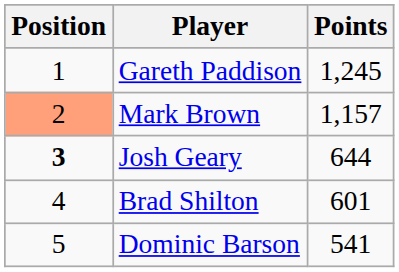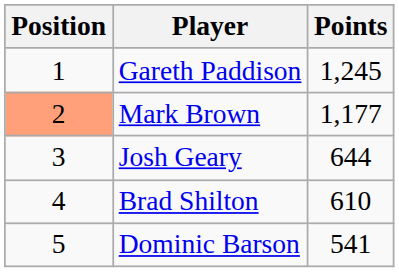(351, 113) 1,157 -> (351, 113) 1,177
(59, 157) bold -> (59, 157) normal
(351, 200) 601 -> (351, 200) 610
